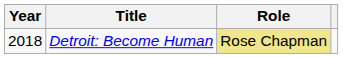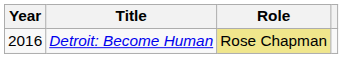(25, 41) 2018 -> (25, 41) 2016
